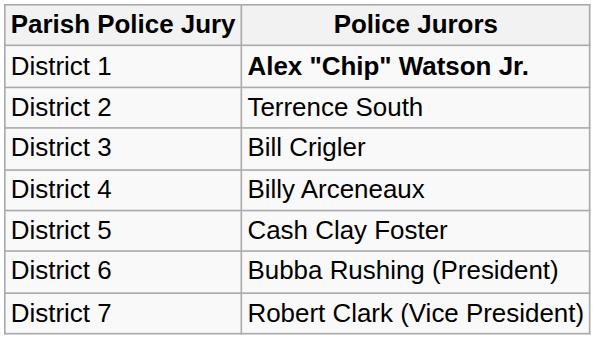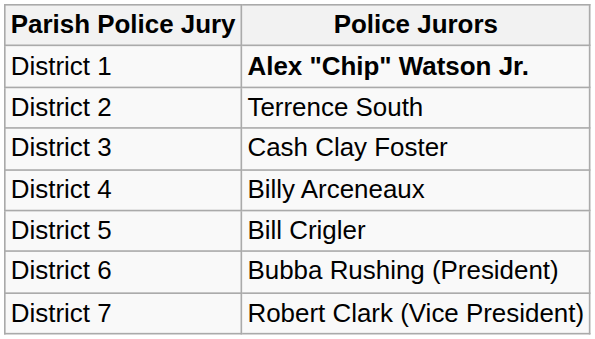(307, 148) Bill Crigler -> (348, 148) Cash Clay Foster
(348, 230) Cash Clay Foster -> (307, 230) Bill Crigler
